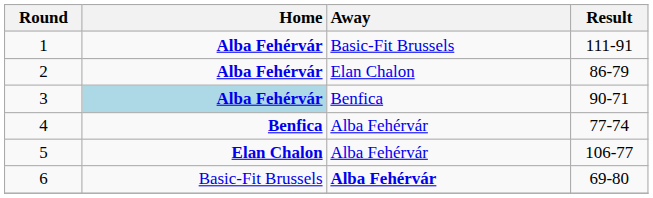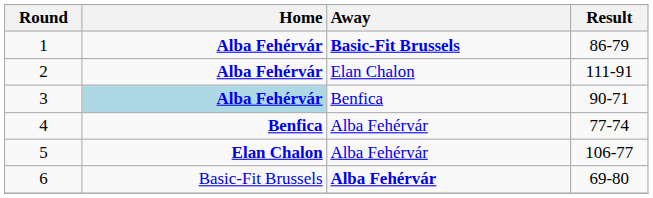(392, 44) normal -> (395, 44) bold
(609, 44) 111-91 -> (609, 44) 86-79
(609, 71) 86-79 -> (609, 71) 111-91
